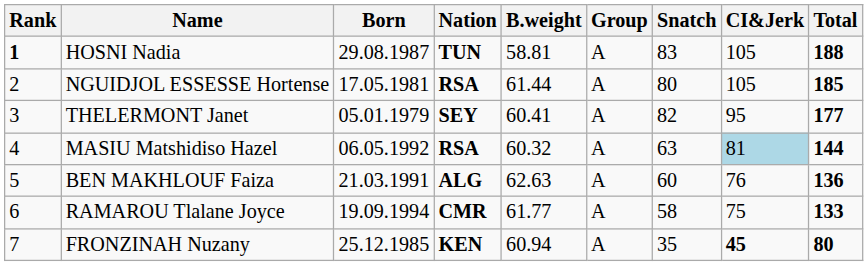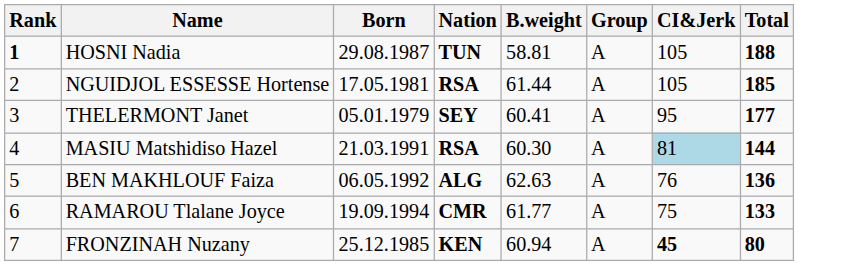- column: (687, 20)
(384, 148) 06.05.1992 -> (384, 148) 21.03.1991
(529, 148) 60.32 -> (529, 148) 60.30
(384, 180) 21.03.1991 -> (384, 180) 06.05.1992
